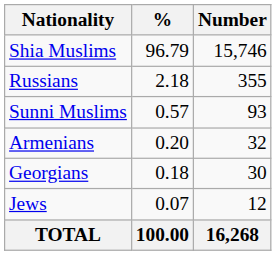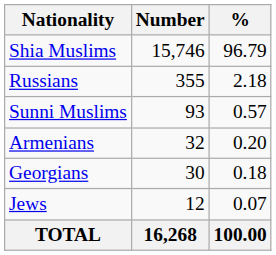columns swapped: (232, 19) <-> (162, 19)
